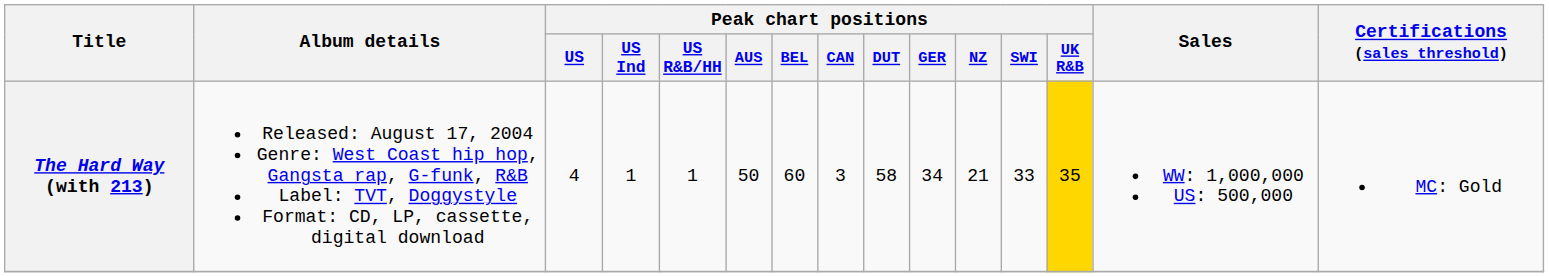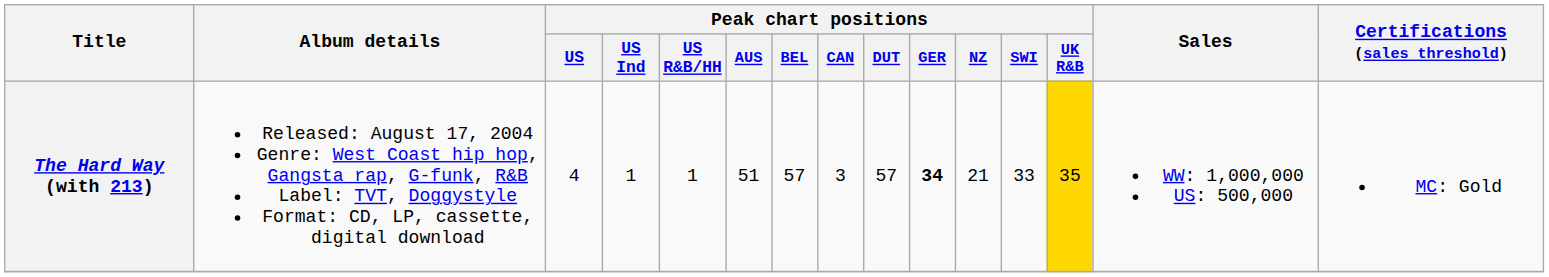(749, 176) 50 -> (749, 176) 51
(794, 176) 60 -> (794, 176) 57
(886, 176) 58 -> (886, 176) 57
(932, 176) normal -> (932, 176) bold
